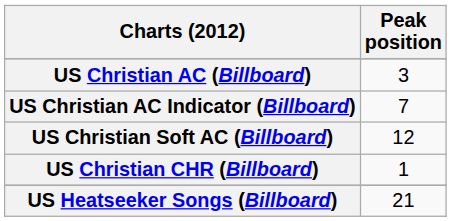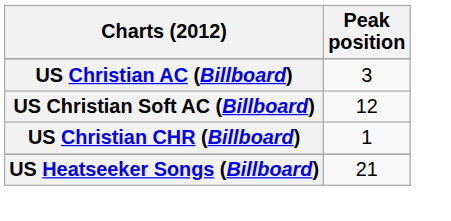- row: (182, 106)
